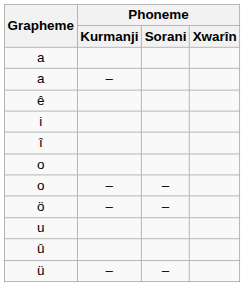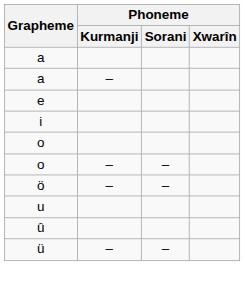+ row: (41, 100)
- row: (41, 100)
- row: (41, 143)
